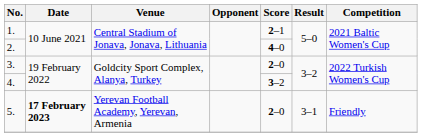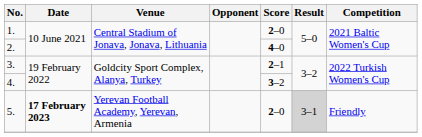(276, 30) 2–1 -> (276, 30) 2–0
(276, 64) 2–0 -> (276, 64) 2–1
(309, 111) no background -> (309, 111) lightgrey background
